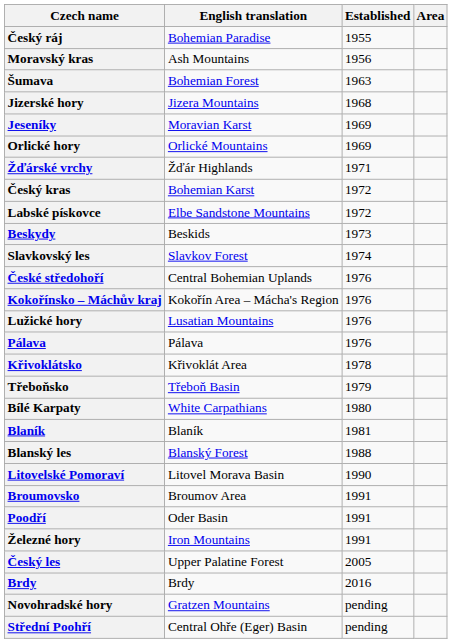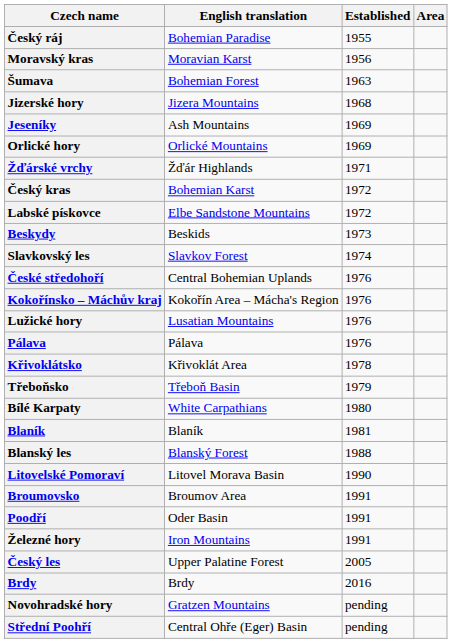(209, 59) Ash Mountains -> (210, 59) Moravian Karst
(210, 125) Moravian Karst -> (209, 125) Ash Mountains
